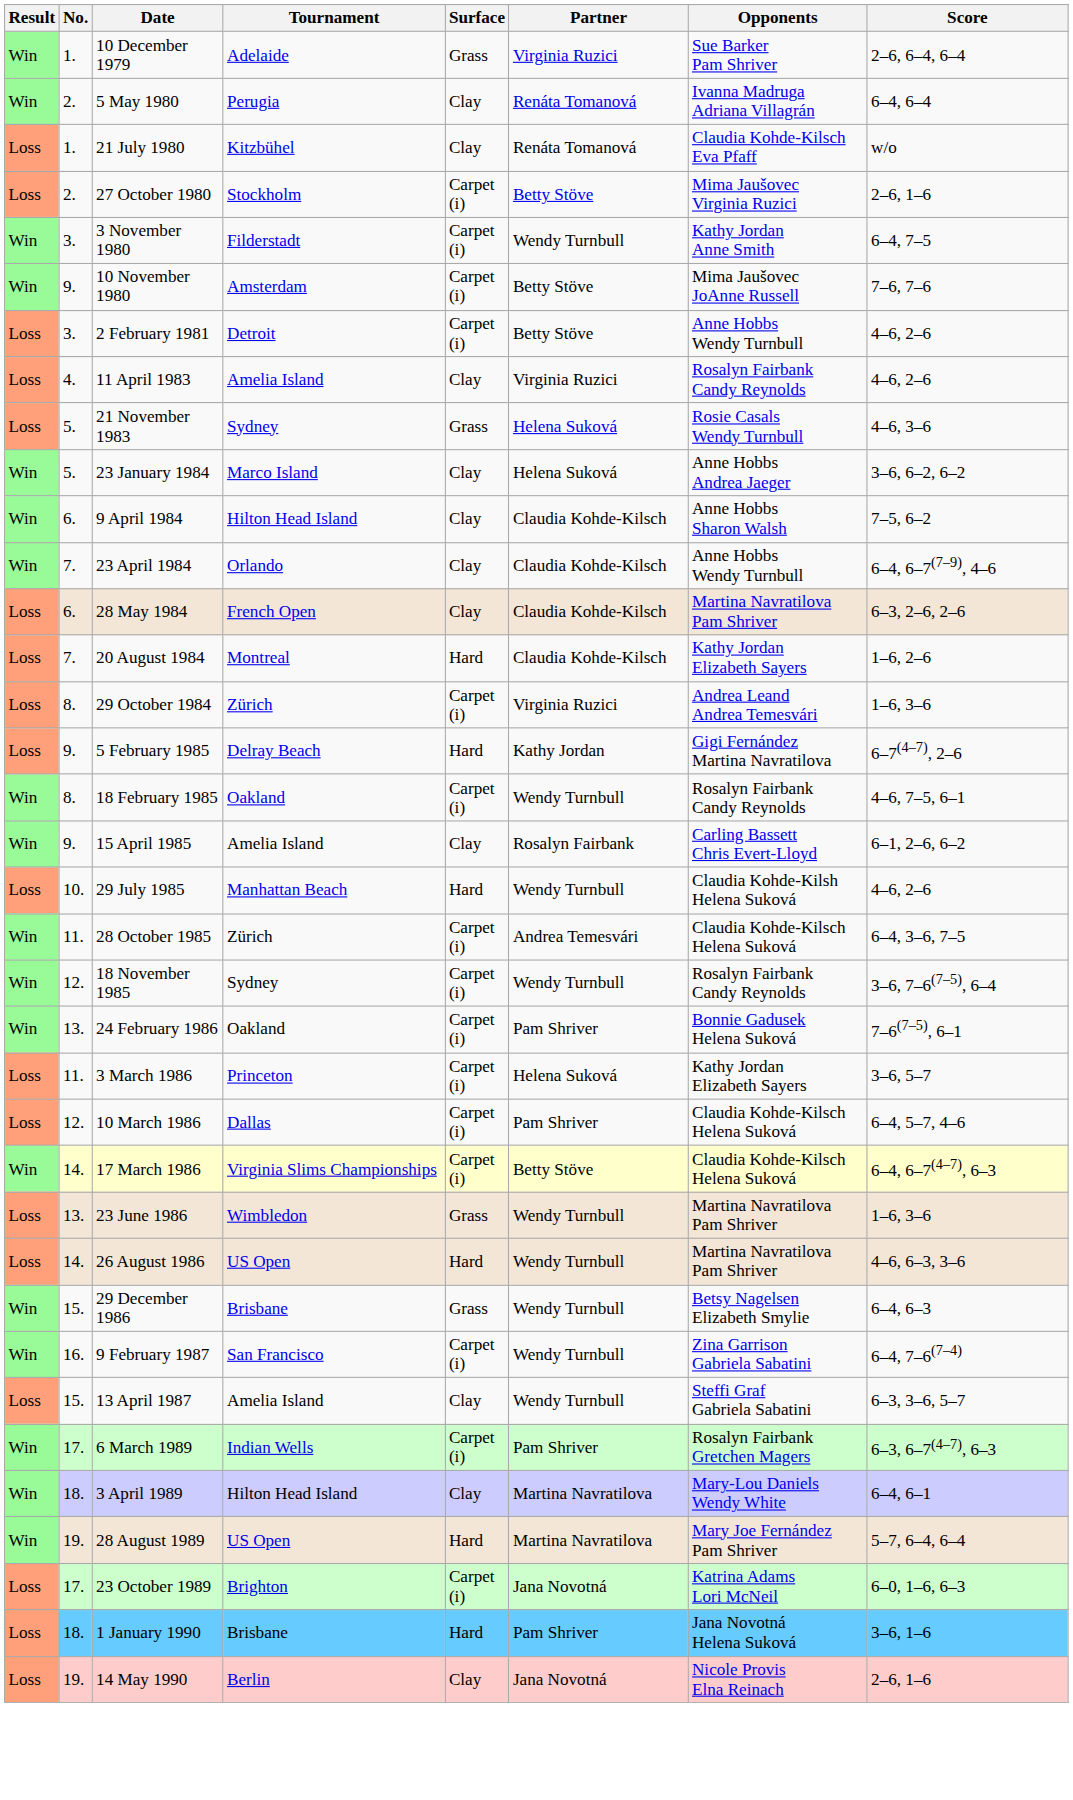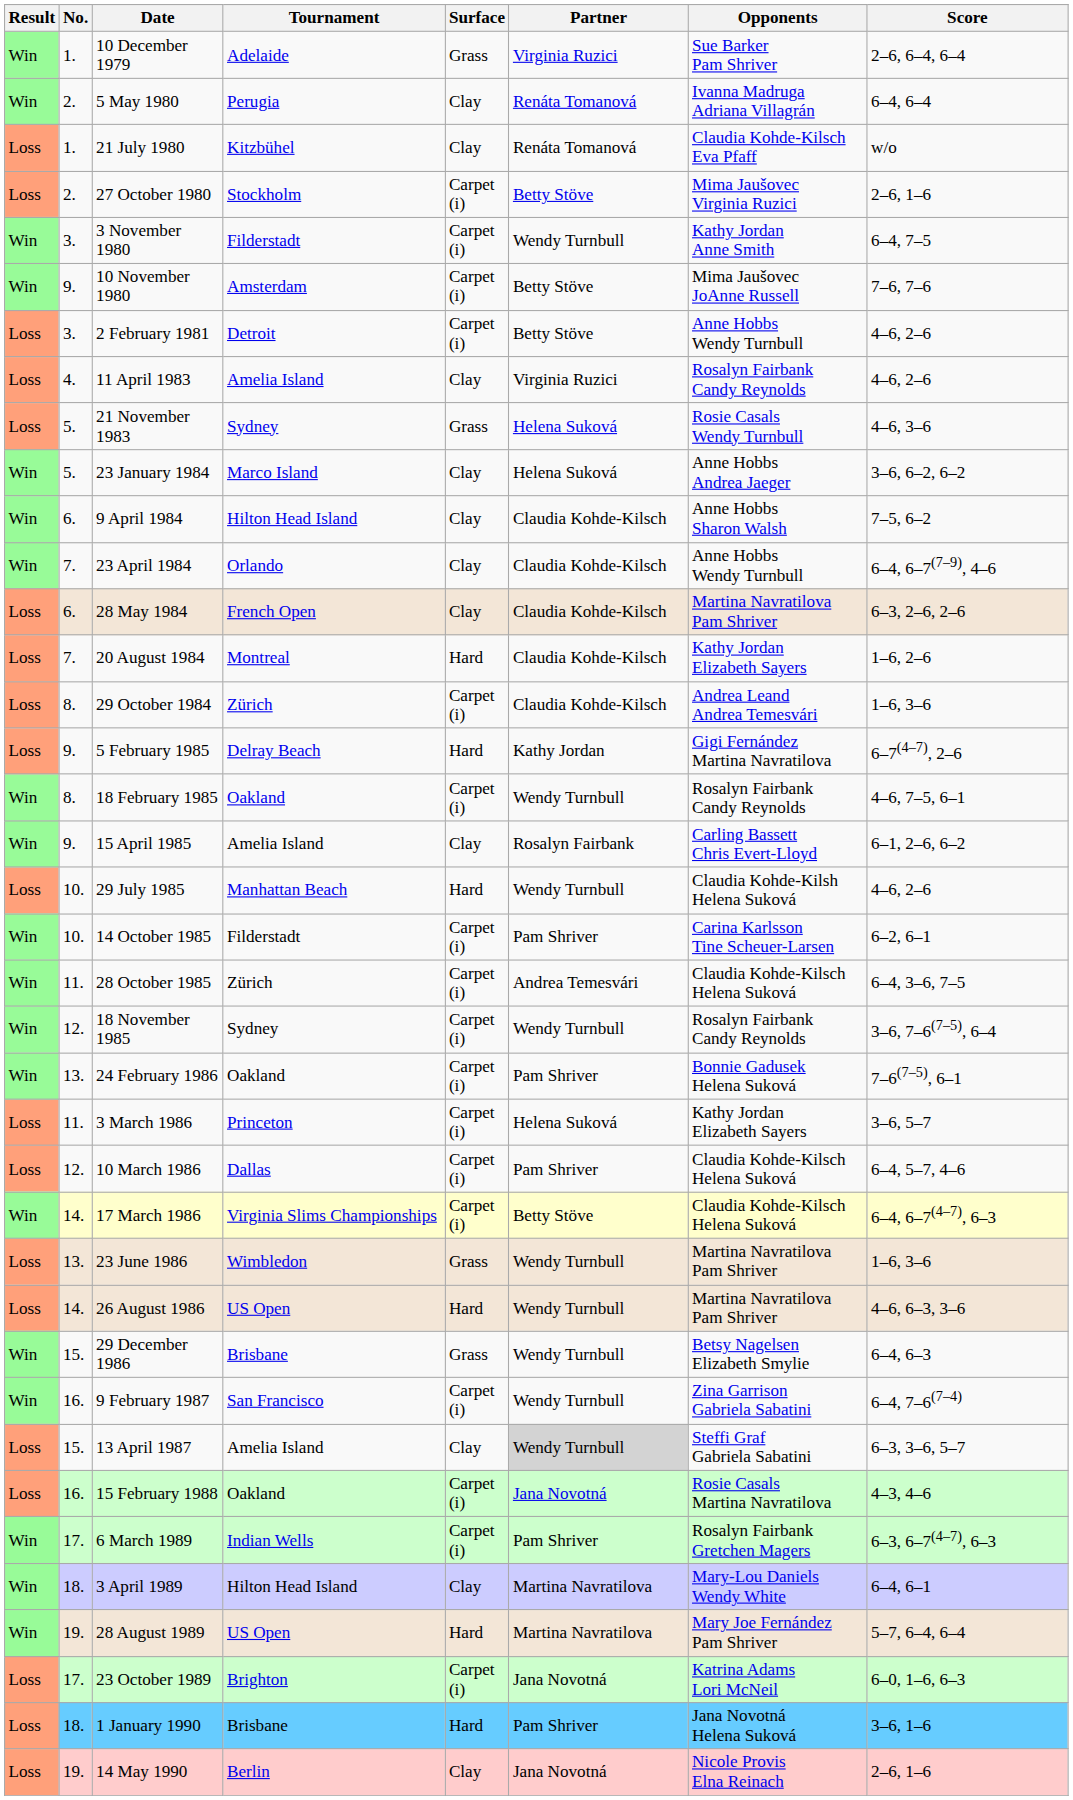(565, 704) Virginia Ruzici -> (590, 704) Claudia Kohde-Kilsch
+ row: (154, 936)
(569, 1400) no background -> (569, 1447) lightgrey background
+ row: (157, 1493)
